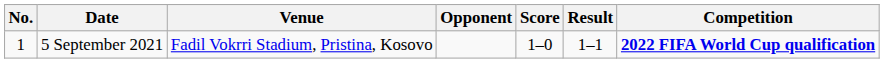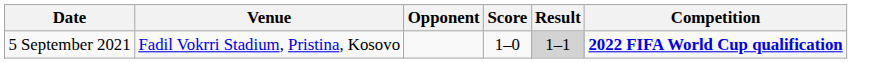- column: (21, 17)
(590, 44) no background -> (558, 44) lightgrey background
